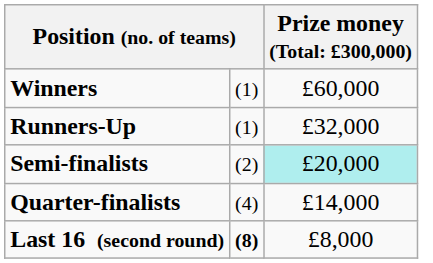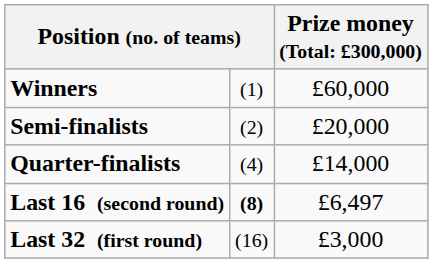- row: (73, 125)
(341, 163) paleturquoise background -> (351, 125) no background
(341, 239) £8,000 -> (351, 201) £6,497
+ row: (106, 239)
